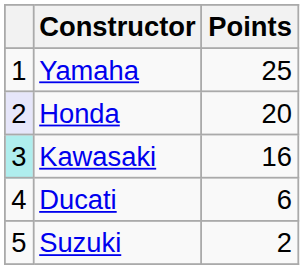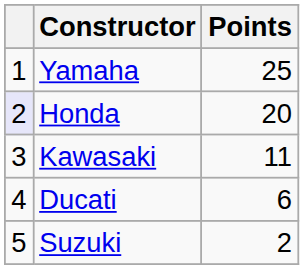(19, 157) paleturquoise background -> (19, 157) no background
(277, 157) 16 -> (278, 157) 11
